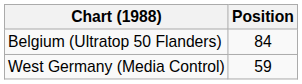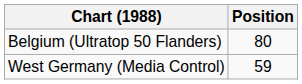(263, 41) 84 -> (263, 41) 80
